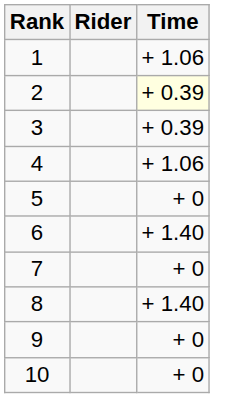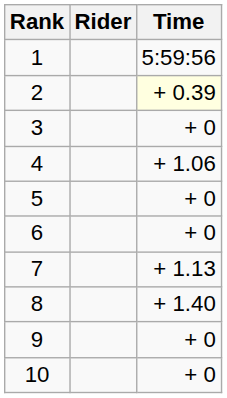(173, 57) + 1.06 -> (179, 57) 5:59:56
(173, 127) + 0.39 -> (200, 127) + 0
(173, 233) + 1.40 -> (200, 233) + 0
(188, 269) + 0 -> (185, 269) + 1.13
